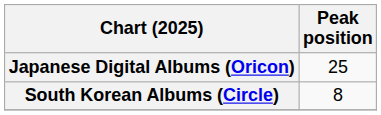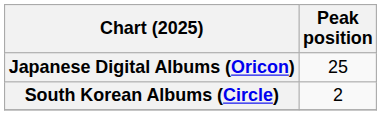(338, 95) 8 -> (338, 95) 2
